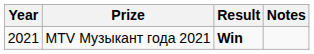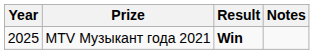(23, 37) 2021 -> (23, 37) 2025
